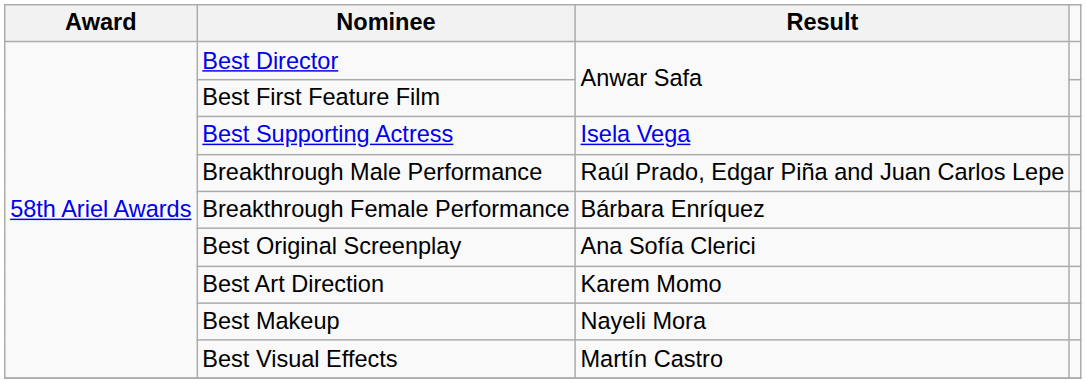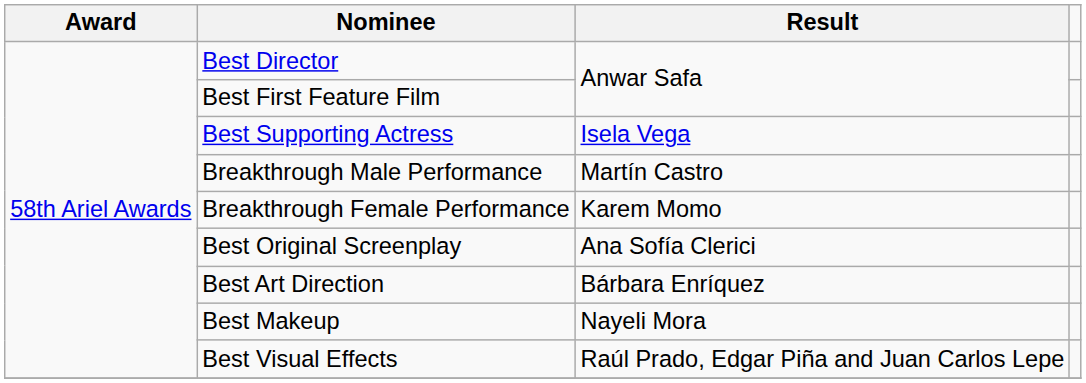(822, 172) Raúl Prado, Edgar Piña and Juan Carlos Lepe -> (652, 172) Martín Castro
(673, 209) Bárbara Enríquez -> (651, 209) Karem Momo
(651, 284) Karem Momo -> (673, 284) Bárbara Enríquez
(652, 358) Martín Castro -> (822, 358) Raúl Prado, Edgar Piña and Juan Carlos Lepe
